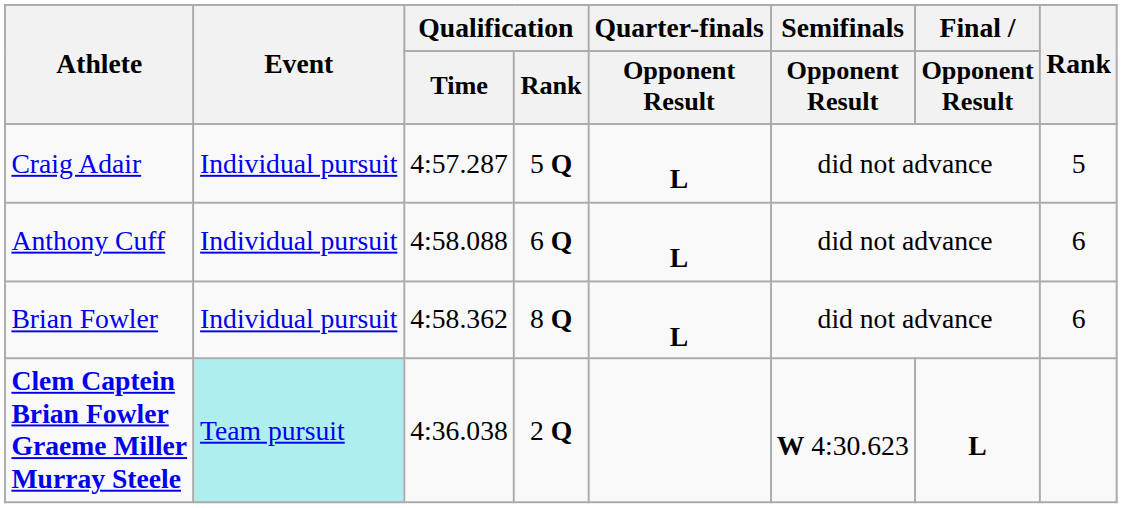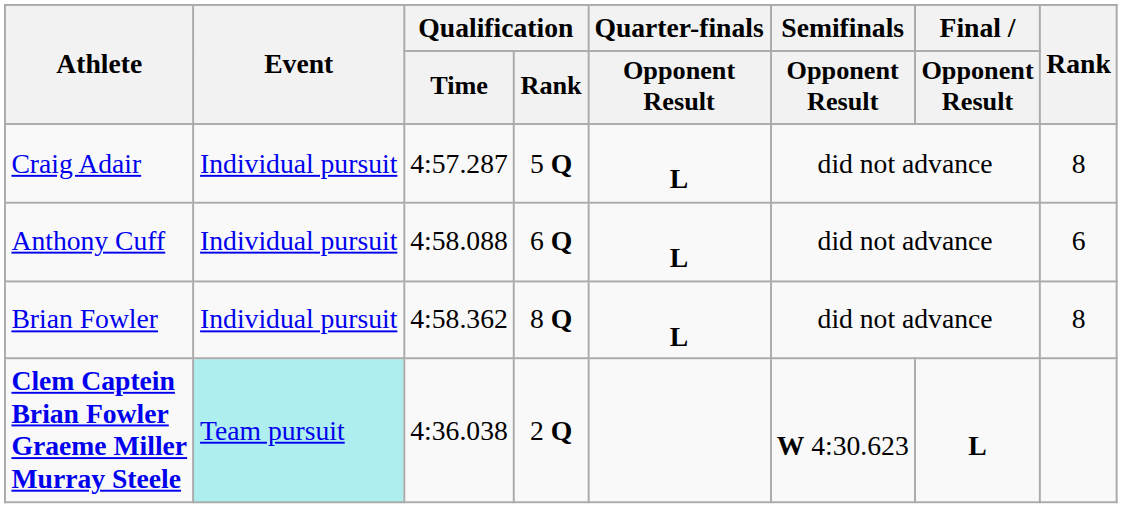(1079, 163) 5 -> (1079, 163) 8
(1079, 319) 6 -> (1079, 319) 8
